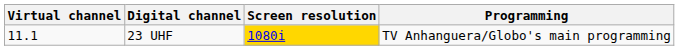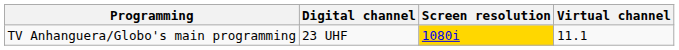columns swapped: (64, 15) <-> (527, 15)
